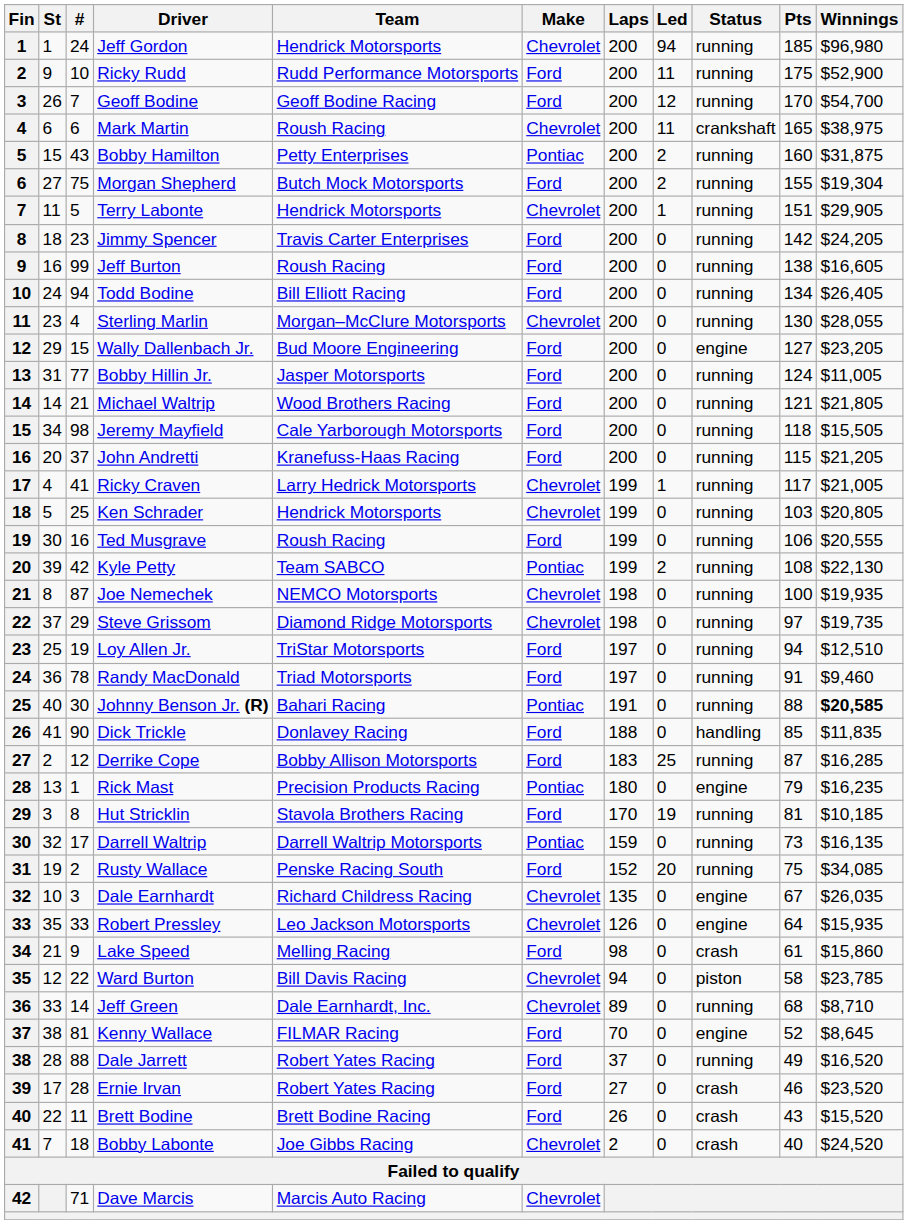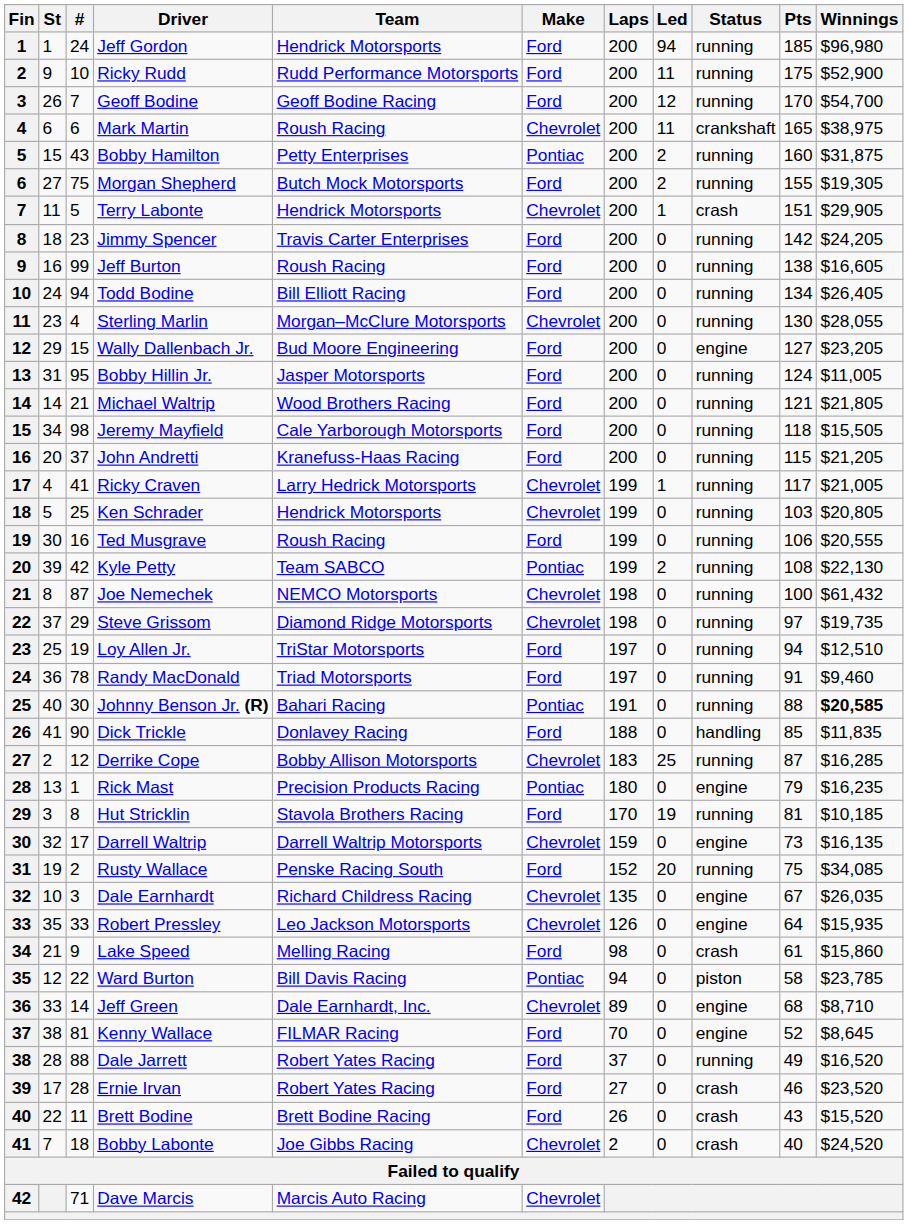(563, 46) Chevrolet -> (544, 46) Ford
(852, 183) $19,304 -> (852, 183) $19,305
(725, 210) running -> (717, 210) crash
(80, 375) 77 -> (80, 375) 95
(852, 595) $19,935 -> (852, 595) $61,432
(544, 759) Ford -> (563, 759) Chevrolet
(555, 841) Pontiac -> (563, 841) Chevrolet
(725, 841) running -> (722, 841) engine
(563, 979) Chevrolet -> (555, 979) Pontiac
(725, 1006) running -> (722, 1006) engine
